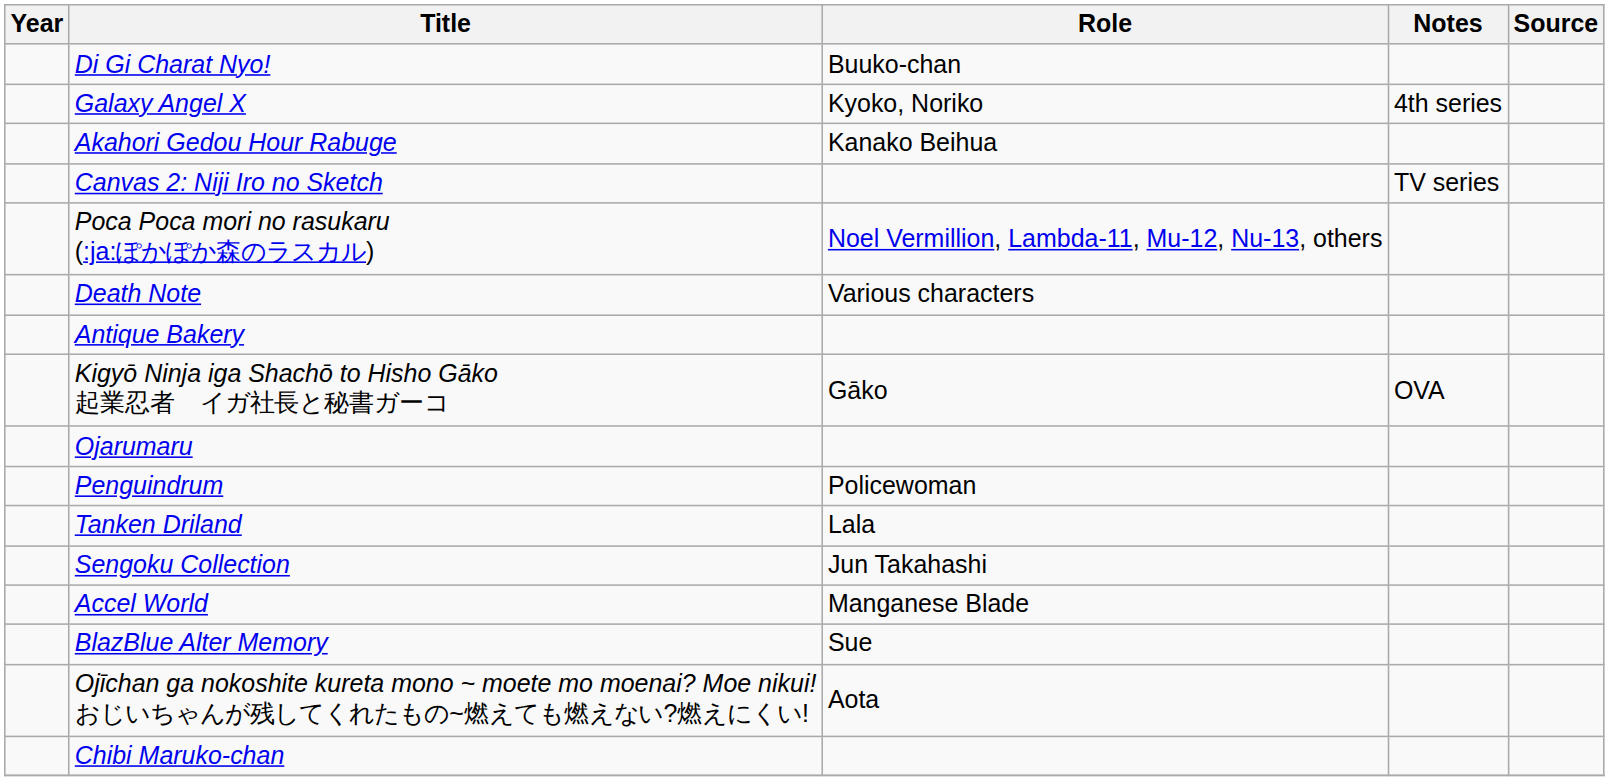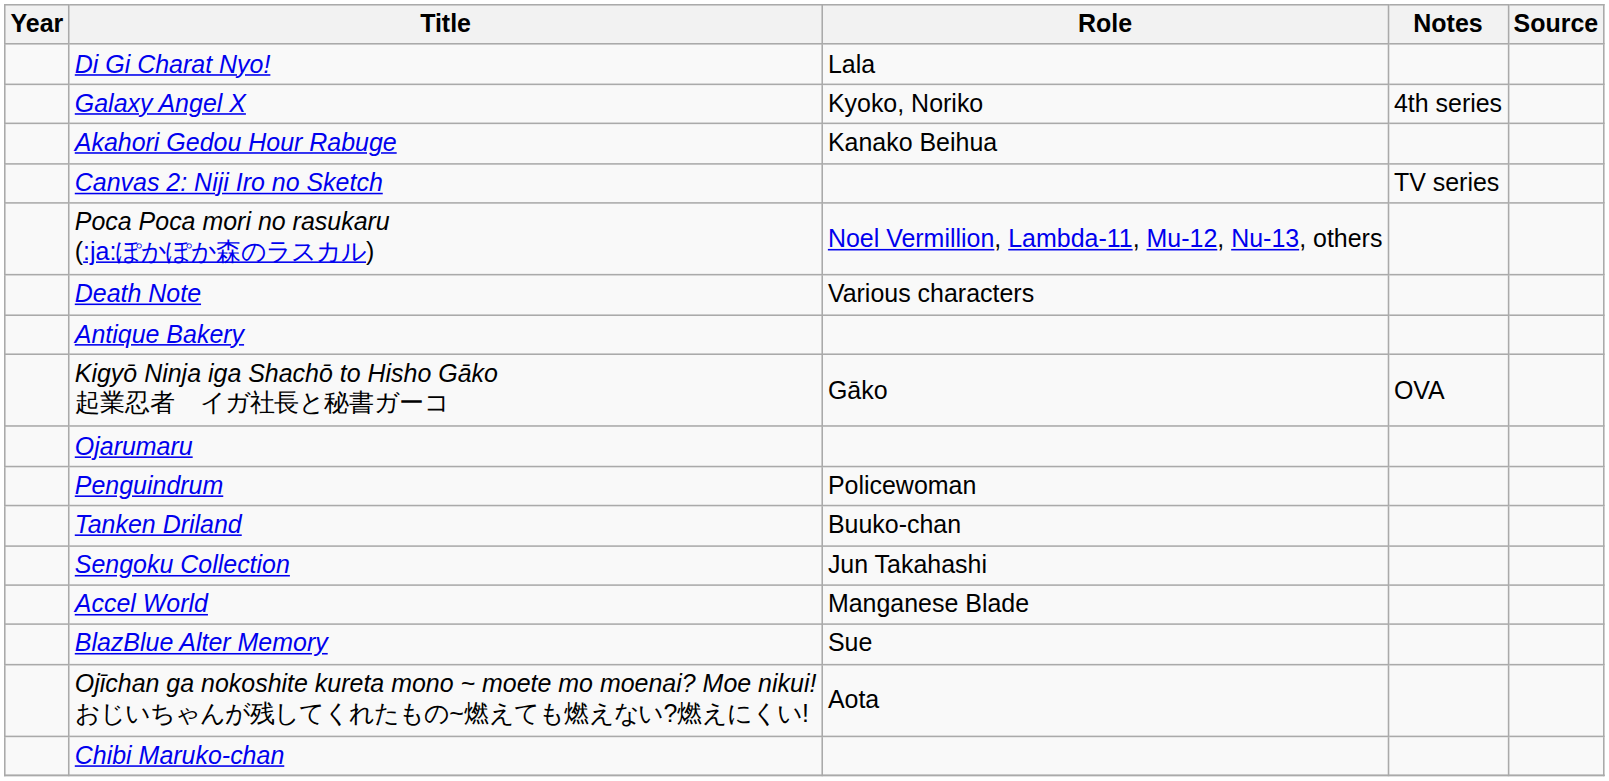(894, 63) Buuko-chan -> (851, 63) Lala
(851, 525) Lala -> (894, 525) Buuko-chan
